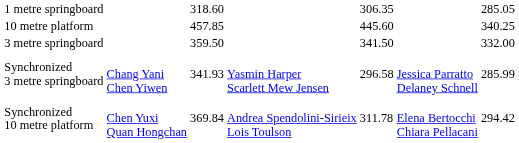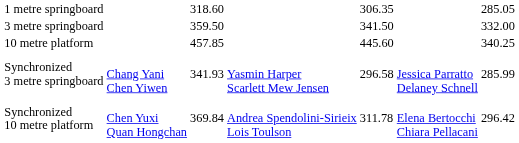rows swapped: (54, 43) <-> (49, 26)
(498, 118) 294.42 -> (498, 118) 296.42
